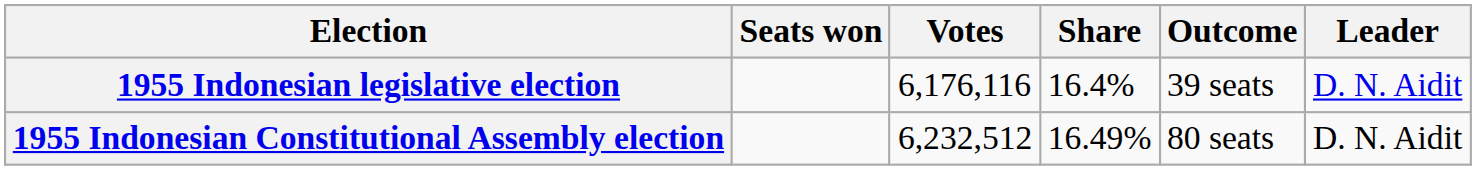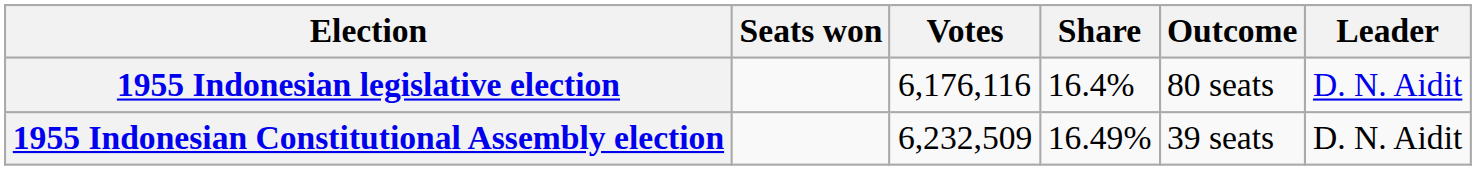(1221, 84) 39 seats -> (1221, 84) 80 seats
(965, 137) 6,232,512 -> (965, 137) 6,232,509
(1221, 137) 80 seats -> (1221, 137) 39 seats
